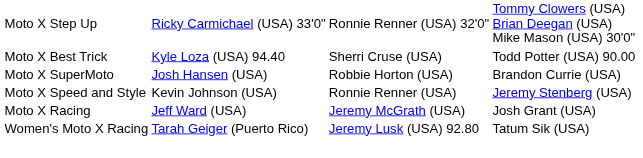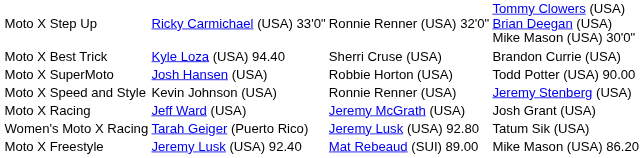(564, 56) Todd Potter (USA) 90.00 -> (557, 56) Brandon Currie (USA)
(557, 74) Brandon Currie (USA) -> (564, 74) Todd Potter (USA) 90.00
+ row: (54, 146)
